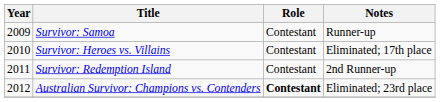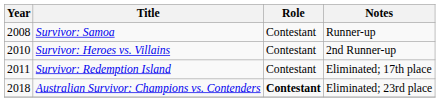(19, 32) 2009 -> (19, 32) 2008
(379, 50) Eliminated; 17th place -> (361, 50) 2nd Runner-up
(361, 69) 2nd Runner-up -> (379, 69) Eliminated; 17th place
(19, 87) 2012 -> (19, 87) 2018
